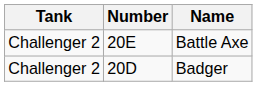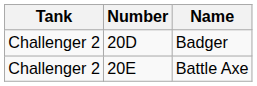rows swapped: (202, 68) <-> (212, 42)
